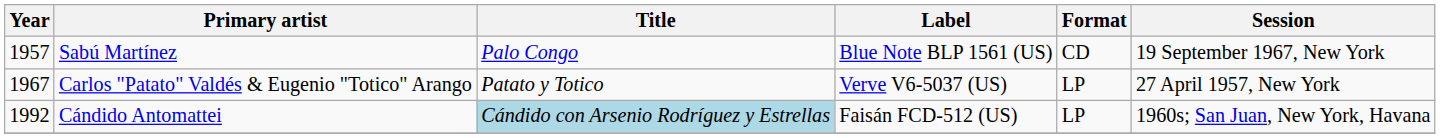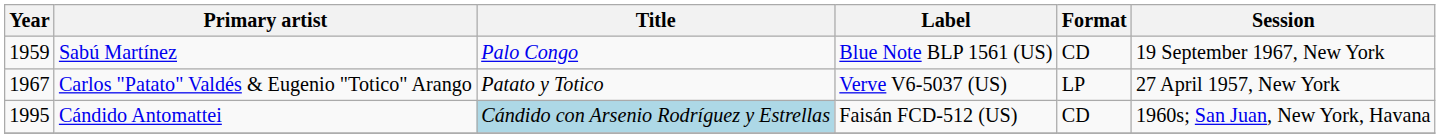(29, 52) 1957 -> (29, 52) 1959
(29, 116) 1992 -> (29, 116) 1995
(1074, 116) LP -> (1076, 116) CD
